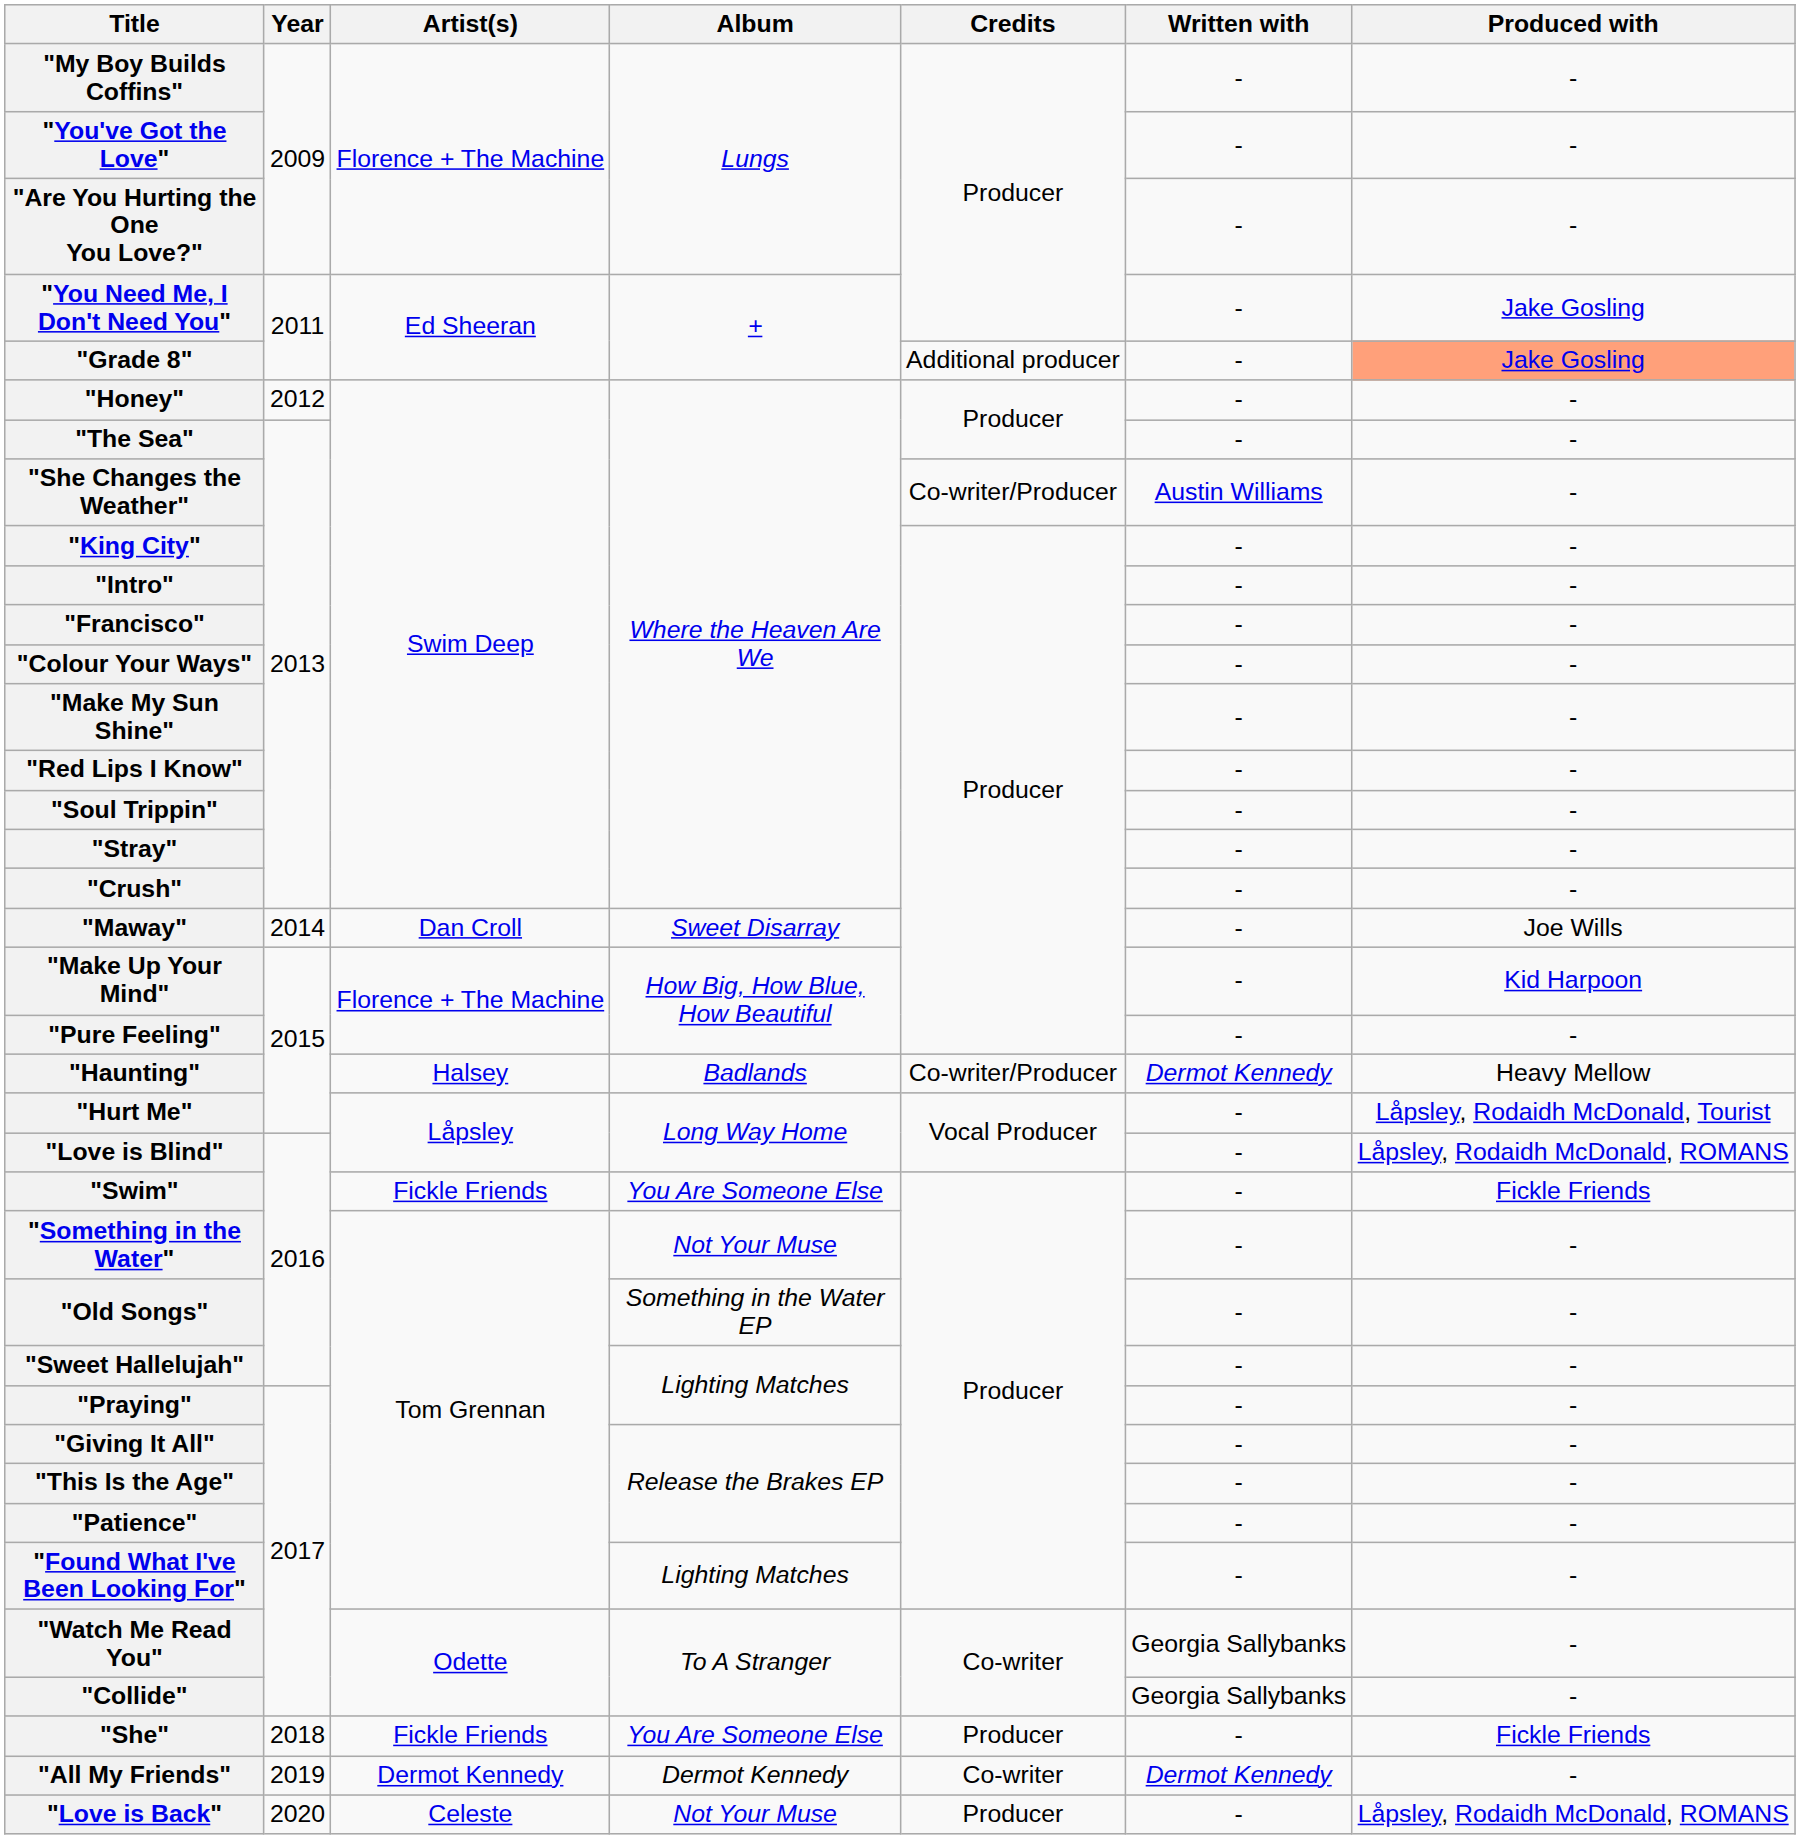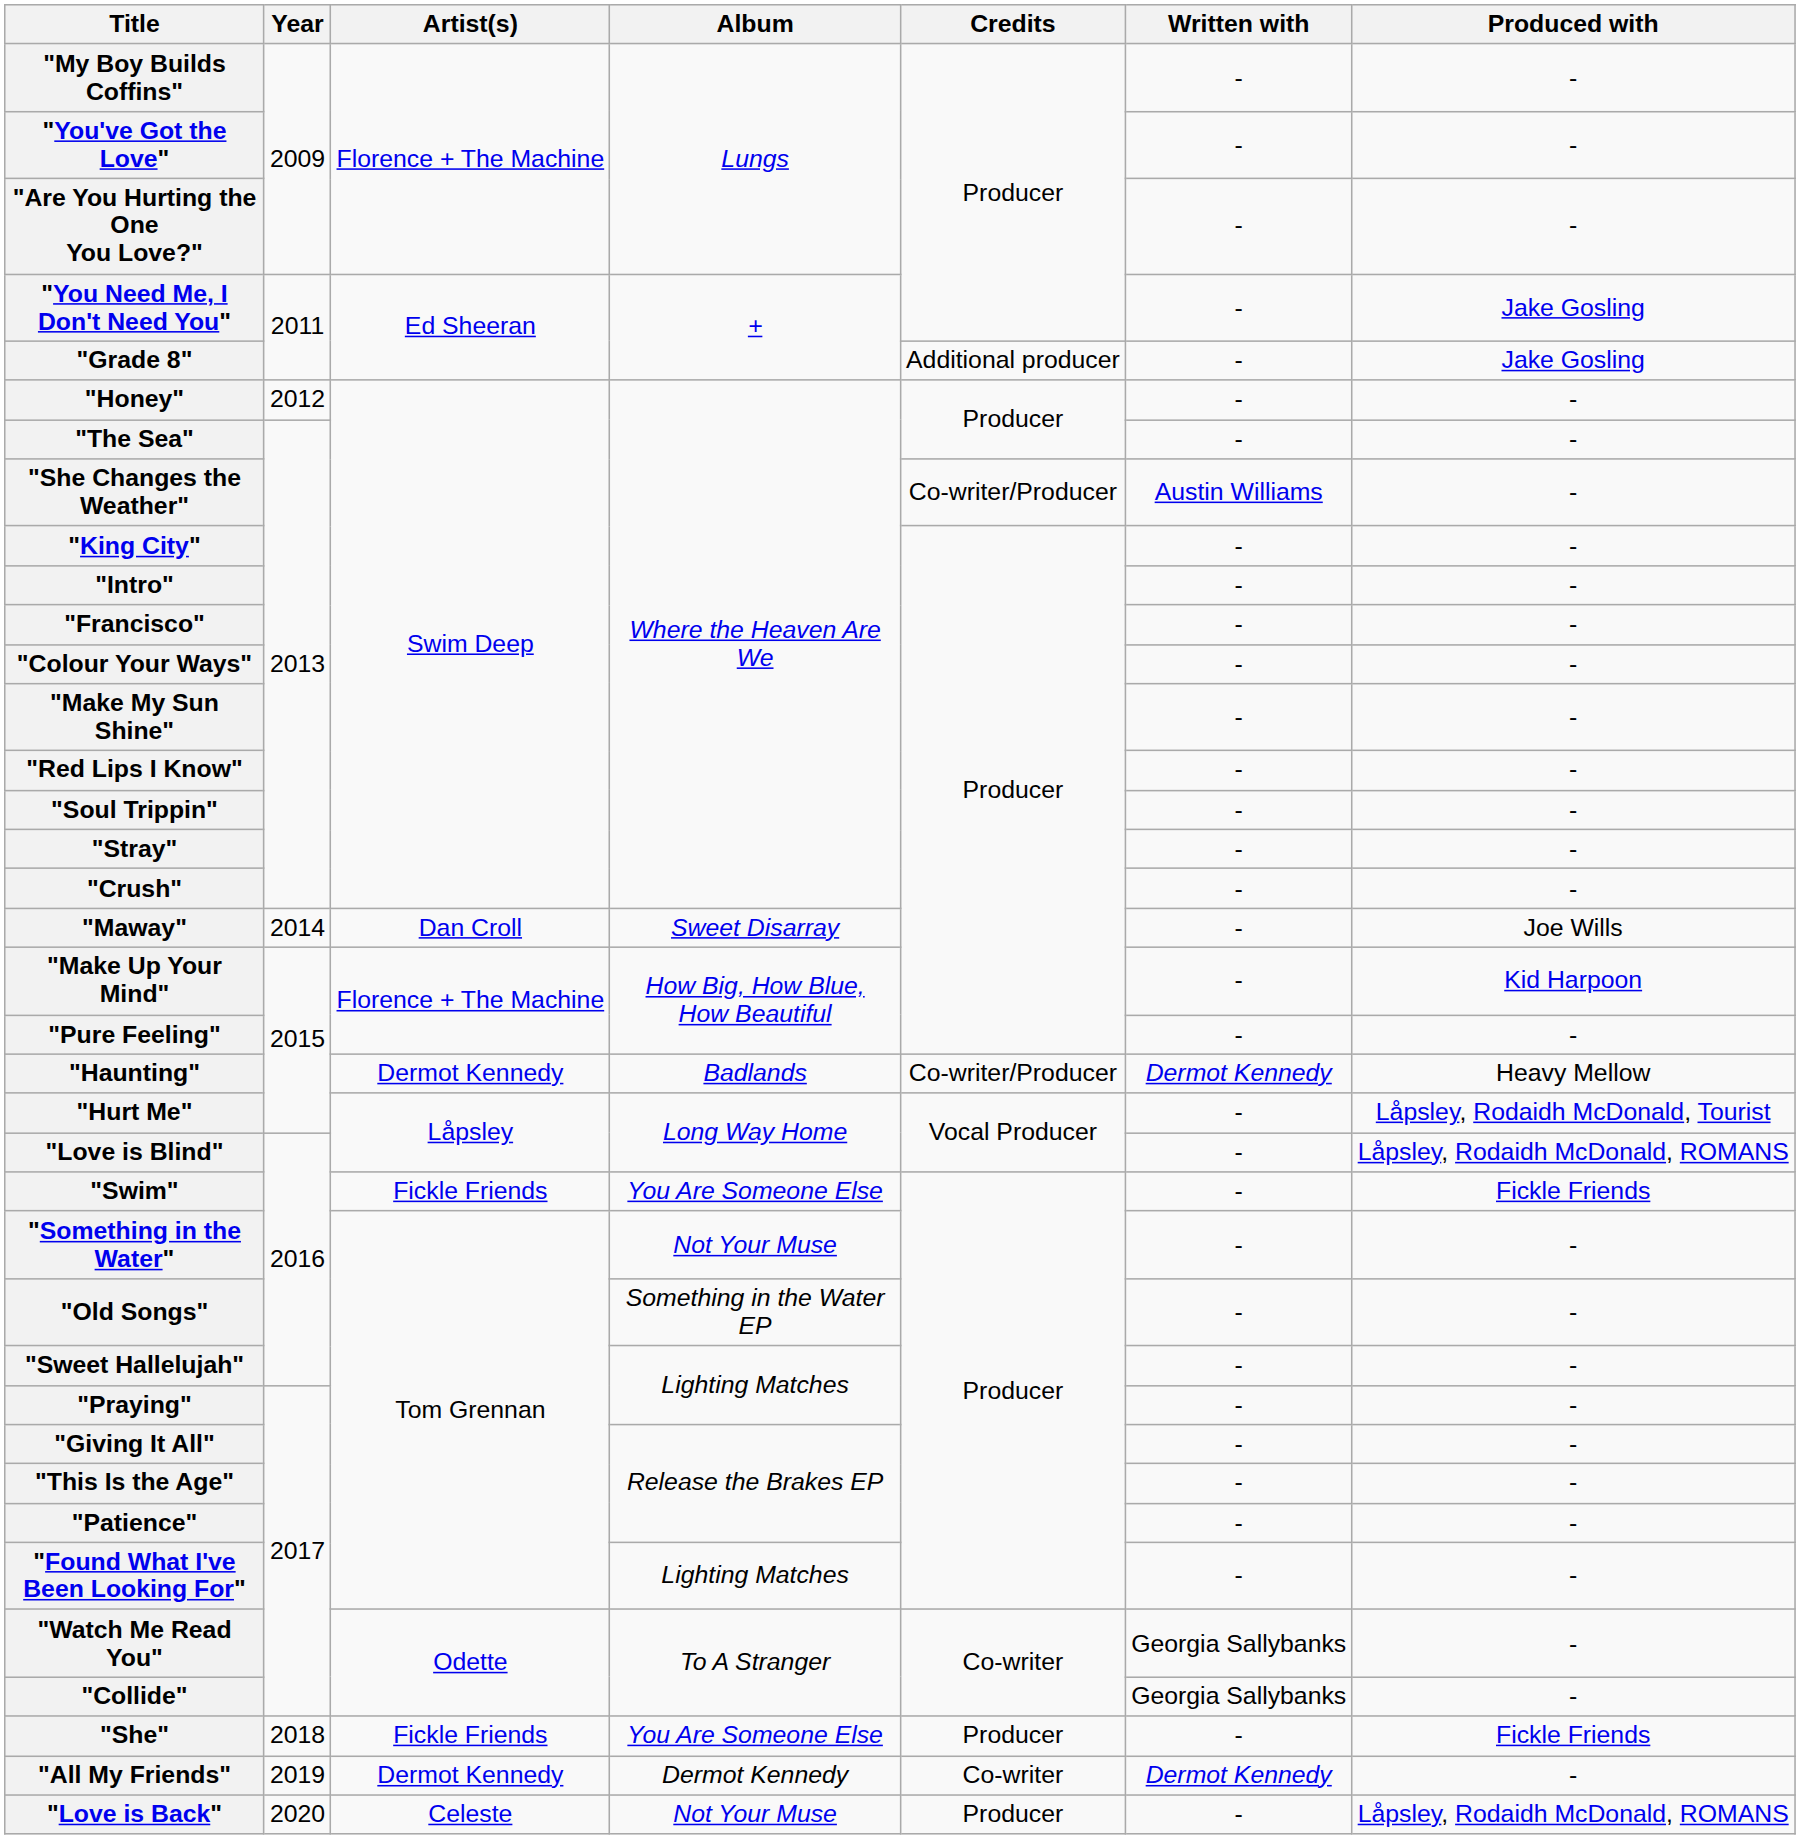(1573, 360) lightsalmon background -> (1573, 360) no background
(470, 1073) Halsey -> (470, 1073) Dermot Kennedy
